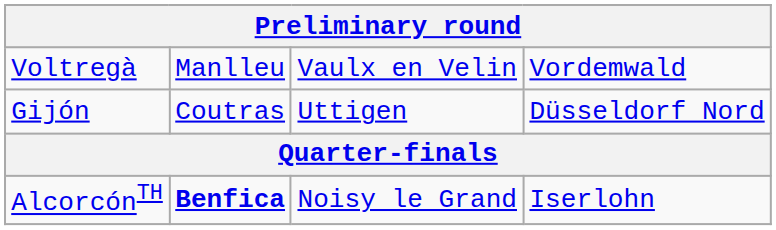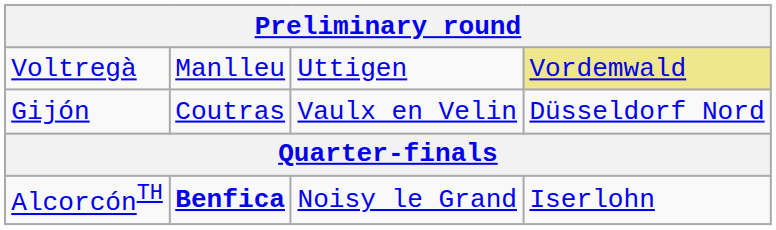(407, 69) Vaulx en Velin -> (352, 69) Uttigen
(608, 69) no background -> (608, 69) khaki background
(352, 111) Uttigen -> (407, 111) Vaulx en Velin
